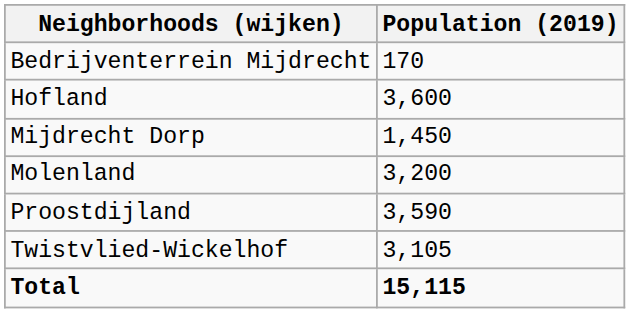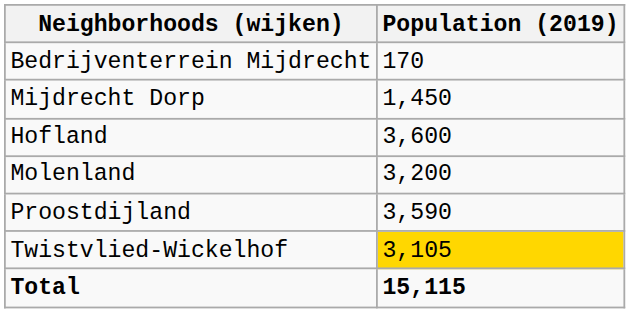rows swapped: (59, 99) <-> (108, 137)
(417, 250) no background -> (417, 250) gold background
